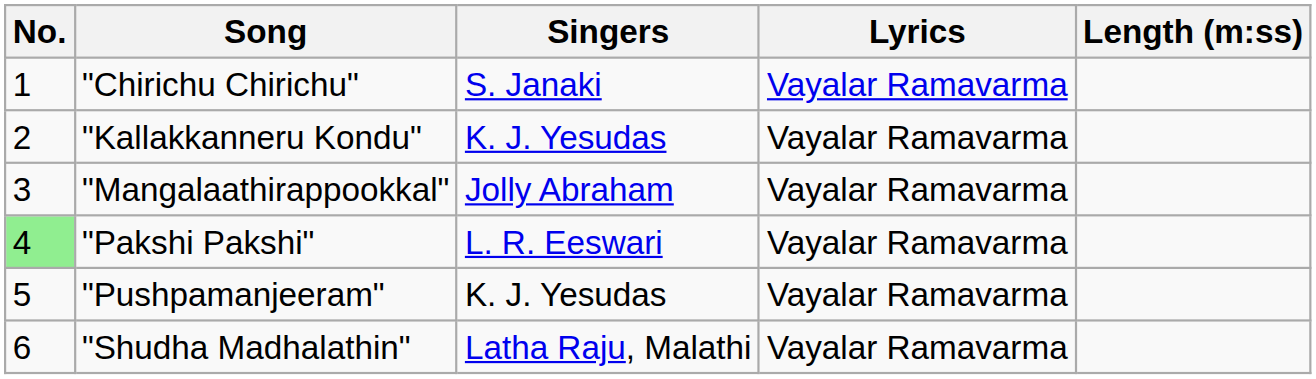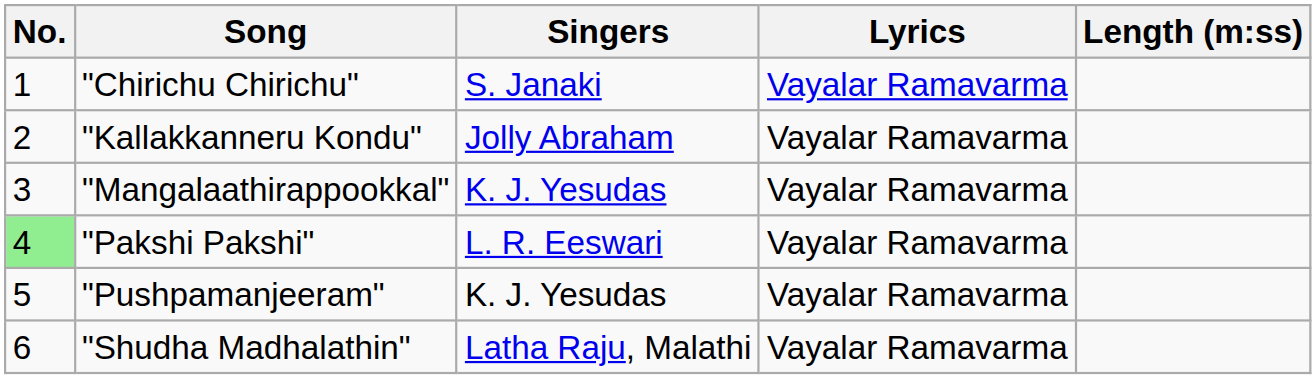(566, 137) K. J. Yesudas -> (569, 137) Jolly Abraham
(569, 190) Jolly Abraham -> (566, 190) K. J. Yesudas
